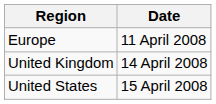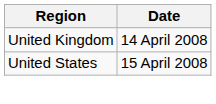- row: (32, 39)
